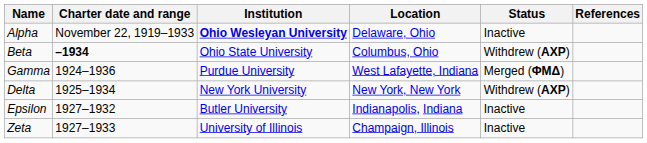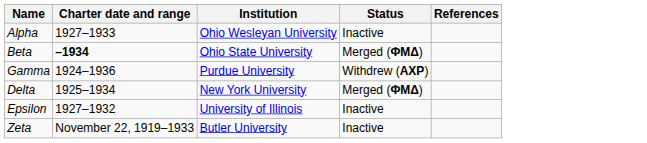- column: (415, 14)
(125, 33) November 22, 1919–1933 -> (85, 33) 1927–1933
(273, 33) bold -> (268, 33) normal
(527, 52) Withdrew (ΑΧΡ) -> (383, 52) Merged (ΦΜΔ)
(524, 71) Merged (ΦΜΔ) -> (385, 71) Withdrew (ΑΧΡ)
(527, 90) Withdrew (ΑΧΡ) -> (383, 90) Merged (ΦΜΔ)
(243, 109) Butler University -> (251, 109) University of Illinois
(85, 128) 1927–1933 -> (125, 128) November 22, 1919–1933
(251, 128) University of Illinois -> (243, 128) Butler University
